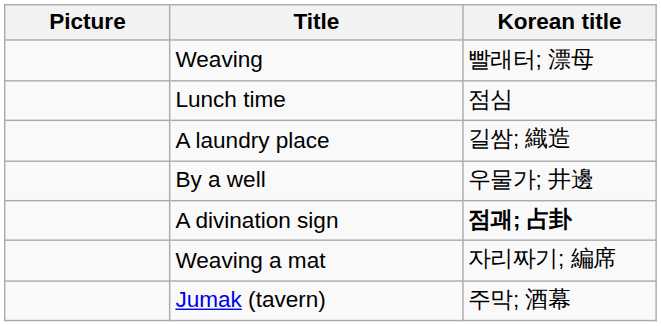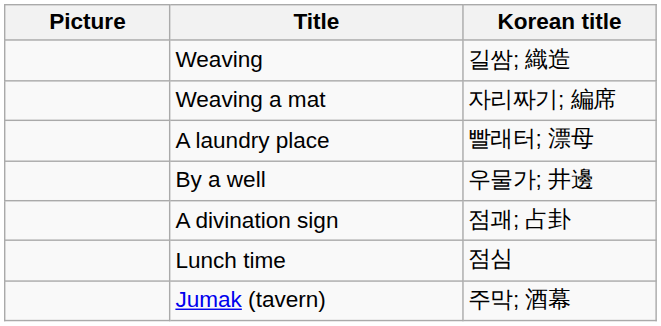(530, 59) 빨래터; 漂母 -> (519, 59) 길쌈; 織造
rows swapped: (250, 260) <-> (231, 100)
(519, 139) 길쌈; 織造 -> (530, 139) 빨래터; 漂母
(520, 219) bold -> (519, 219) normal
